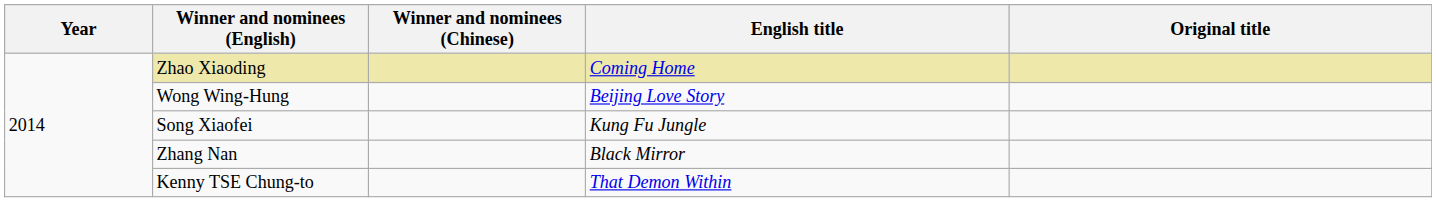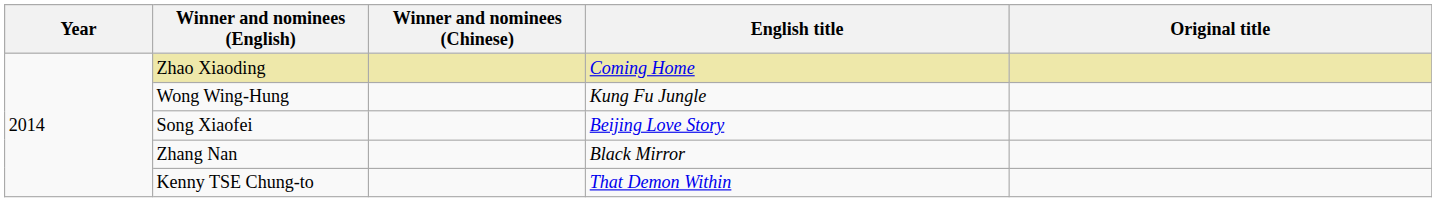(657, 96) Beijing Love Story -> (648, 96) Kung Fu Jungle
(648, 125) Kung Fu Jungle -> (657, 125) Beijing Love Story
